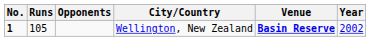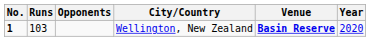(38, 29) 105 -> (38, 29) 103
(351, 29) 2002 -> (351, 29) 2020
